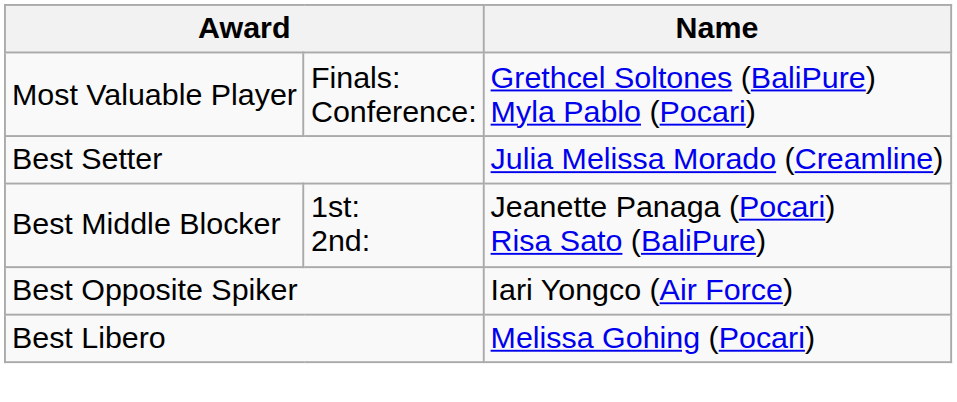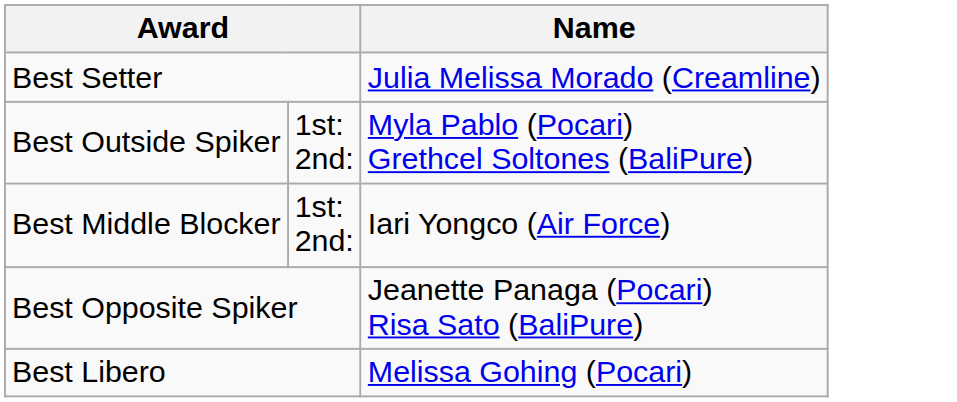- row: (154, 93)
+ row: (146, 142)
(663, 224) Jeanette Panaga (Pocari) Risa Sato (BaliPure) -> (519, 224) Iari Yongco (Air Force)
(642, 289) Iari Yongco (Air Force) -> (540, 306) Jeanette Panaga (Pocari) Risa Sato (BaliPure)
